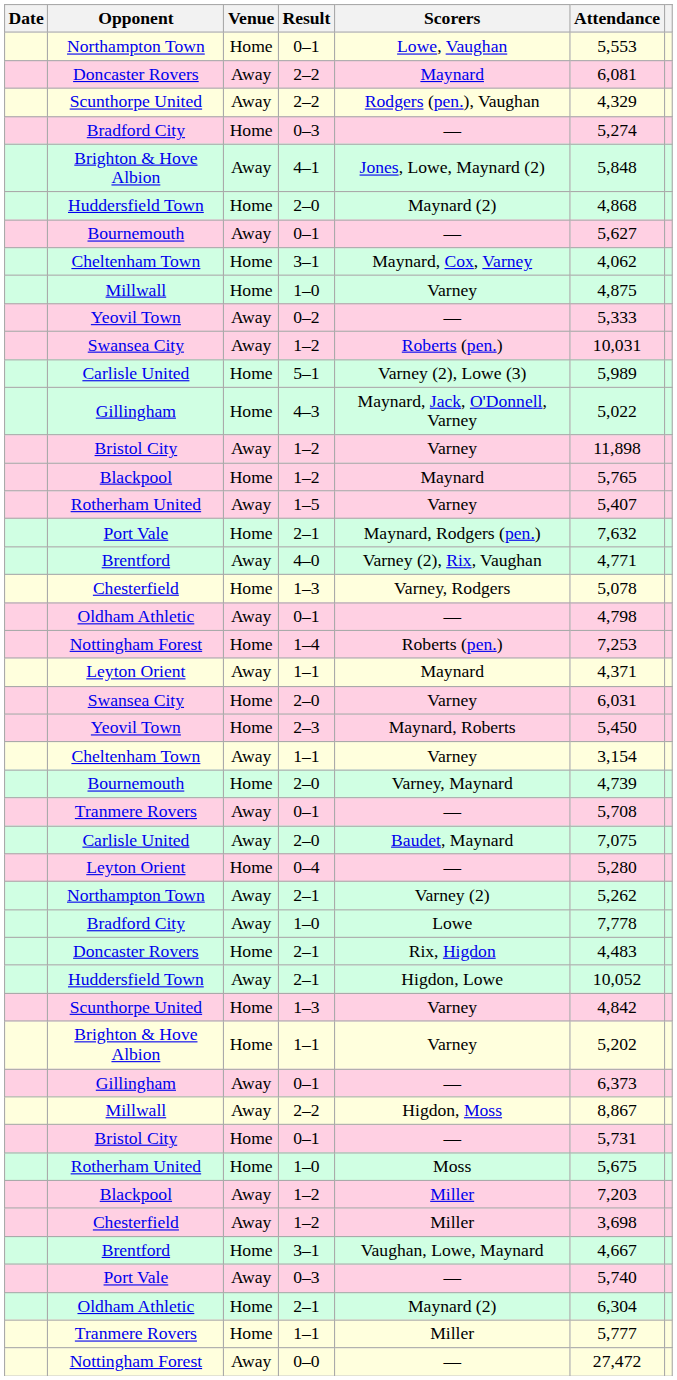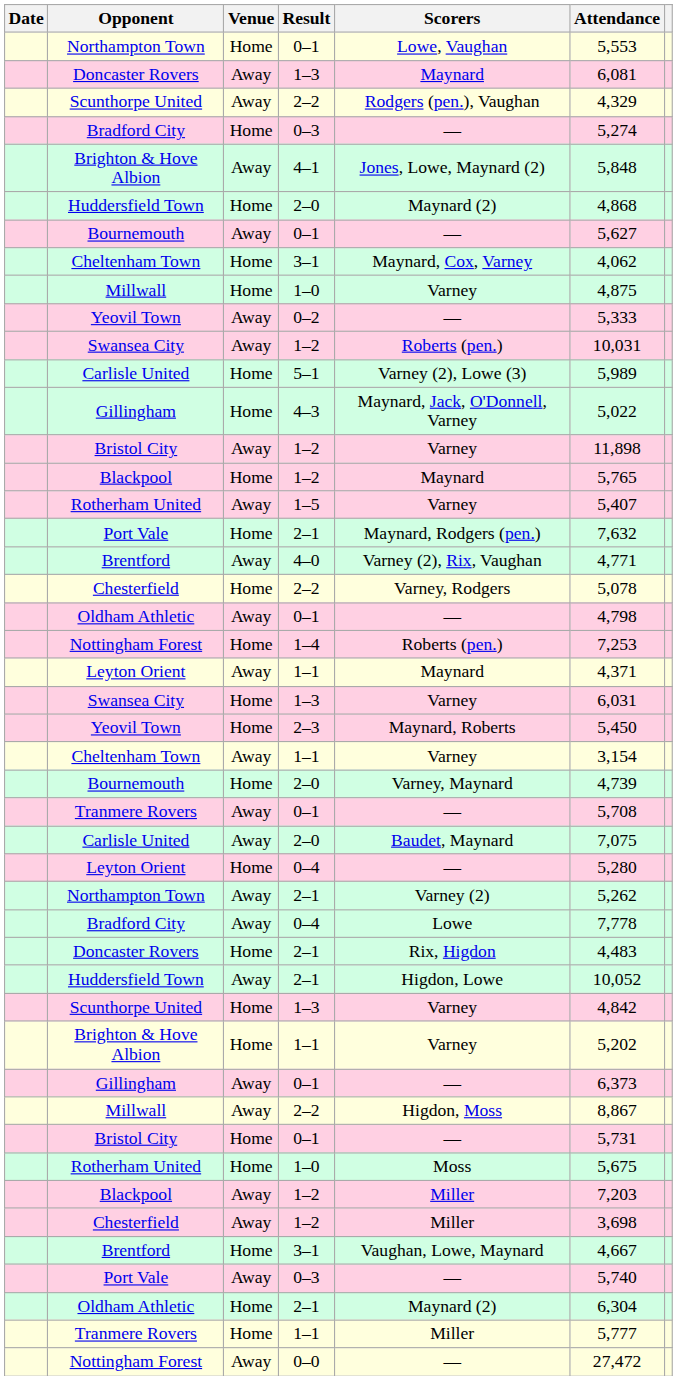(306, 74) 2–2 -> (306, 74) 1–3
(306, 588) 1–3 -> (306, 588) 2–2
(306, 700) 2–0 -> (306, 700) 1–3
(306, 923) 1–0 -> (306, 923) 0–4
